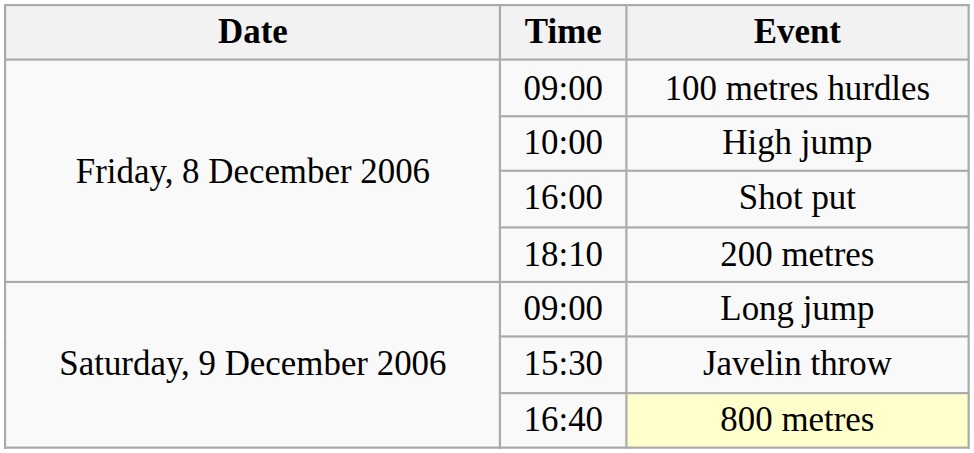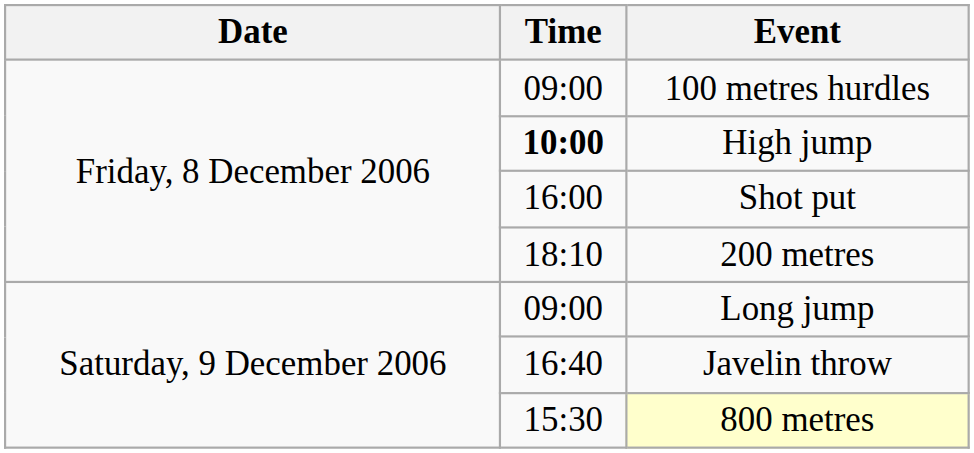(563, 142) normal -> (563, 142) bold
(563, 364) 15:30 -> (563, 364) 16:40
(563, 419) 16:40 -> (563, 419) 15:30
